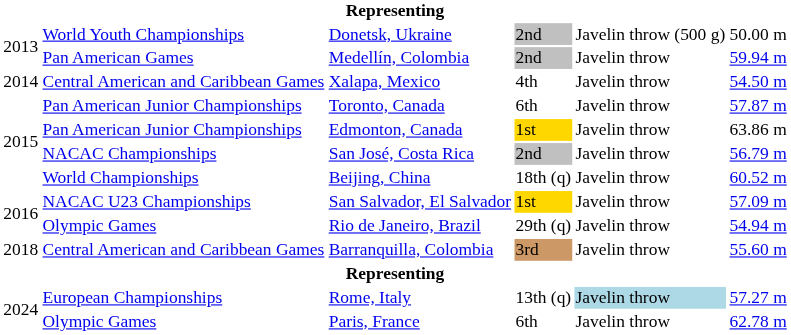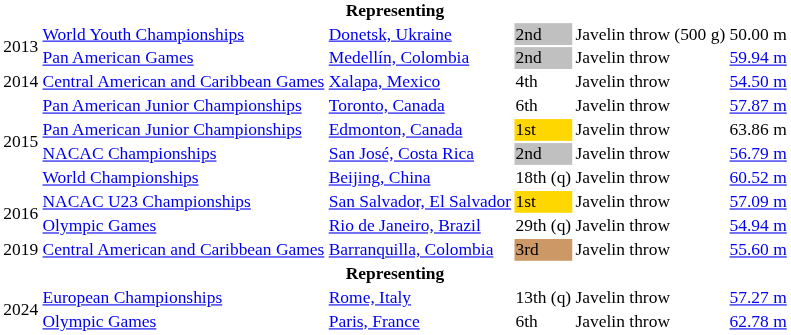(21, 249) 2018 -> (21, 249) 2019
(623, 297) lightblue background -> (623, 297) no background
